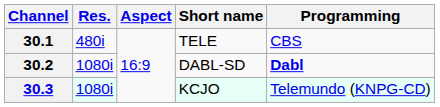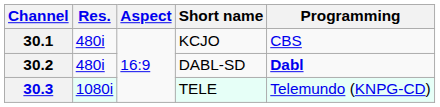(198, 41) TELE -> (199, 41) KCJO
(94, 65) 1080i -> (90, 65) 480i
(199, 89) KCJO -> (198, 89) TELE
